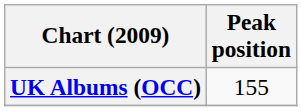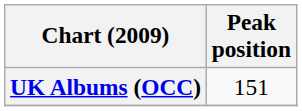(251, 86) 155 -> (251, 86) 151
